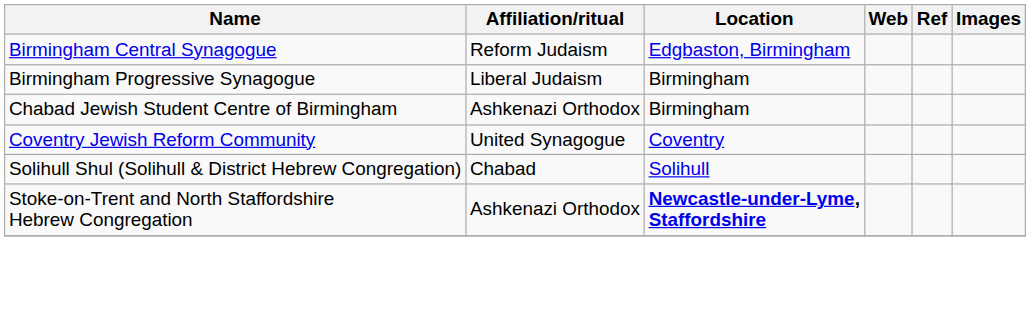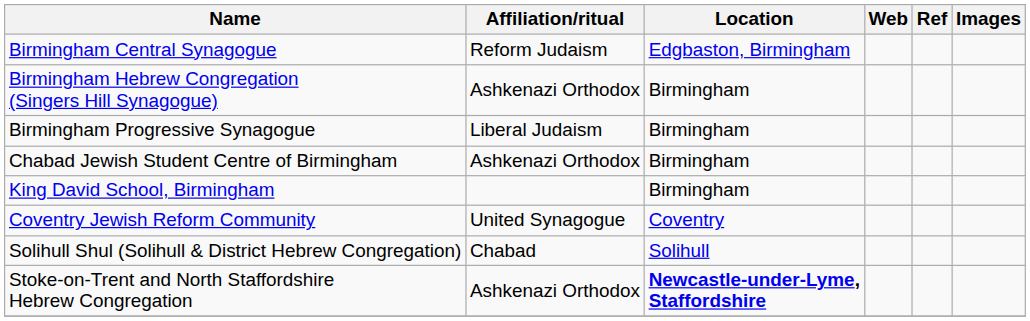+ row: (154, 89)
+ row: (142, 190)
